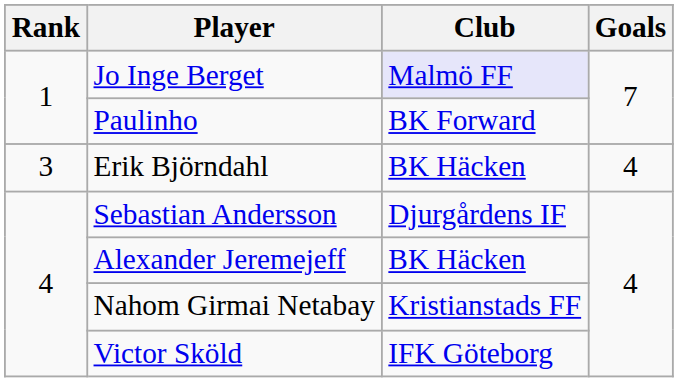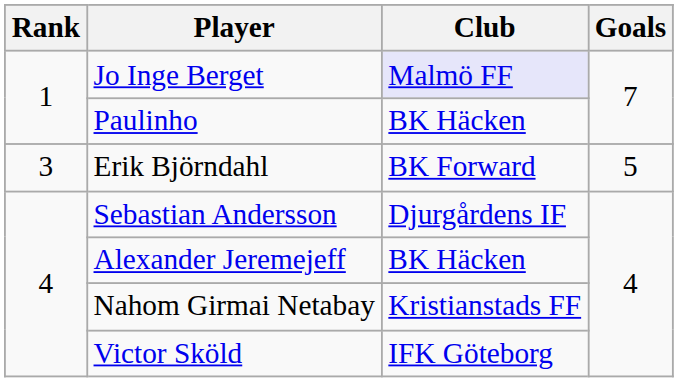(462, 120) BK Forward -> (457, 120) BK Häcken
(457, 167) BK Häcken -> (462, 167) BK Forward
(630, 167) 4 -> (630, 167) 5
